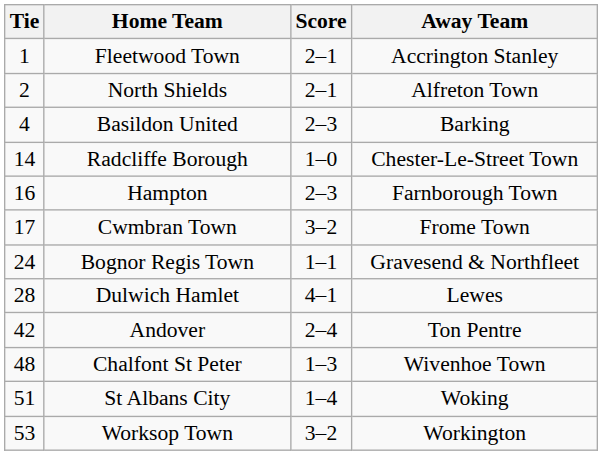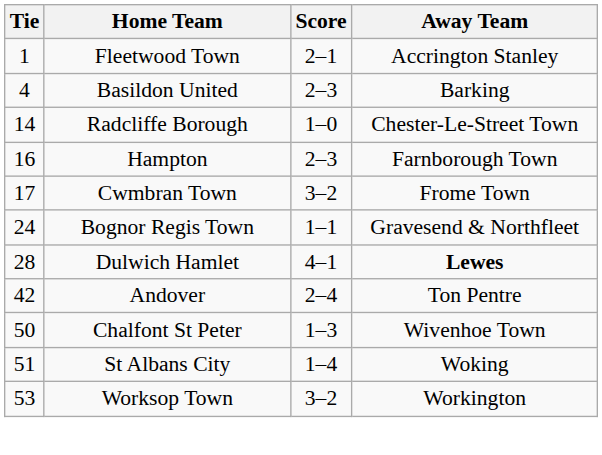- row: (167, 90)
(475, 295) normal -> (475, 261) bold
(24, 364) 48 -> (24, 329) 50
